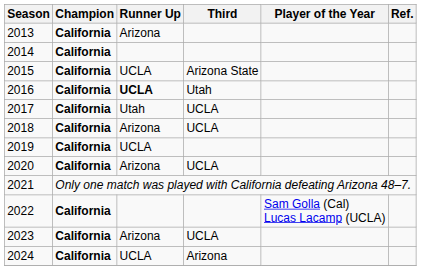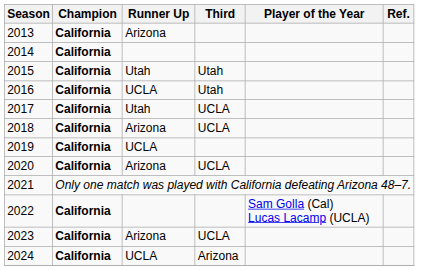(136, 71) UCLA -> (138, 71) Utah
(222, 71) Arizona State -> (210, 71) Utah
(136, 90) bold -> (141, 90) normal
